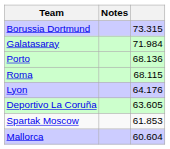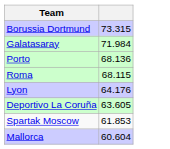- column: (115, 12)
